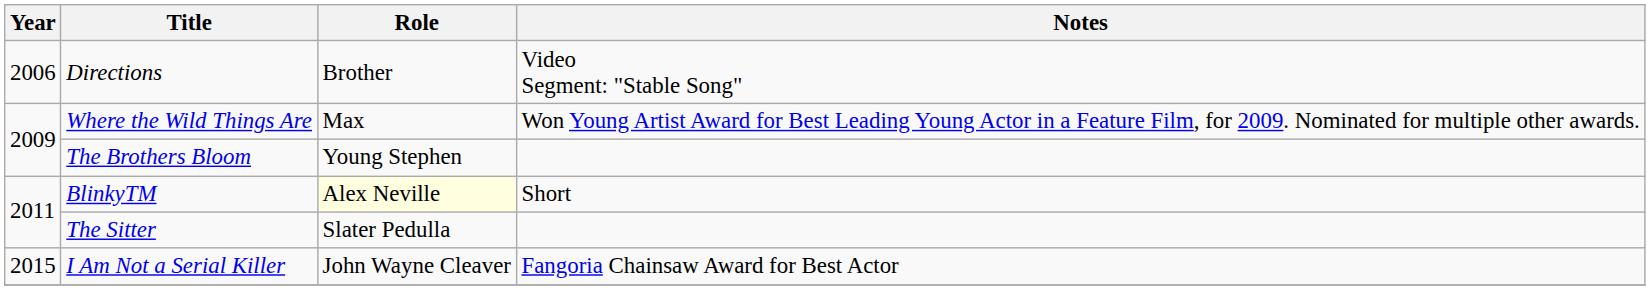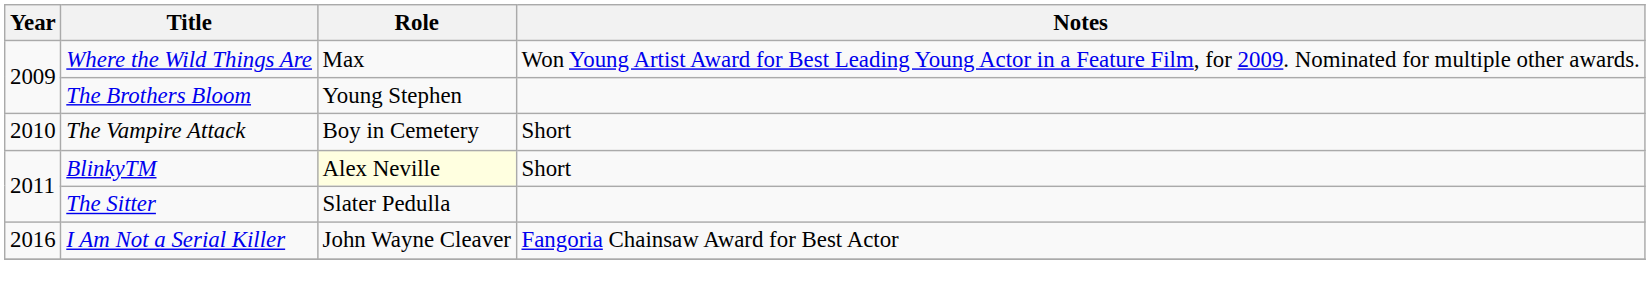- row: (114, 71)
+ row: (156, 131)
(33, 266) 2015 -> (33, 240) 2016
